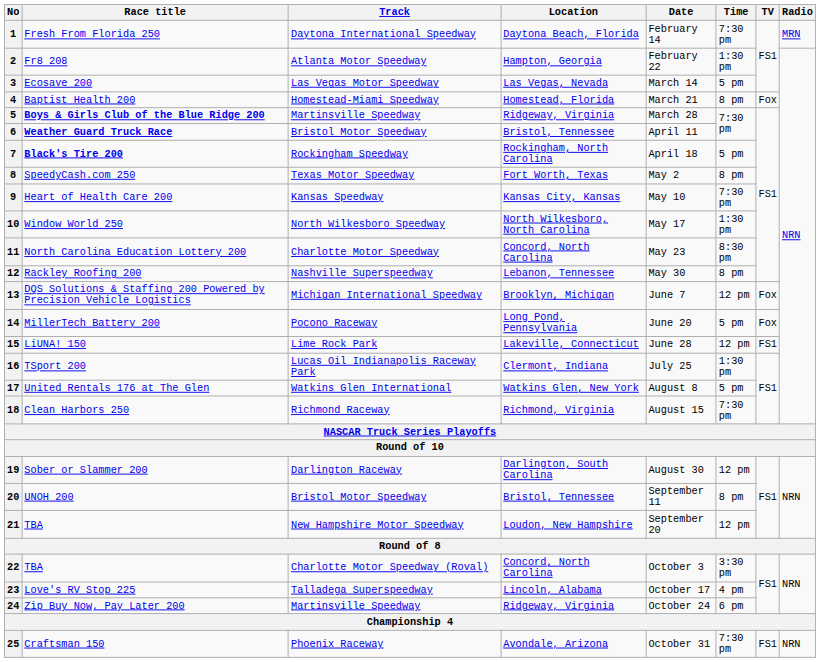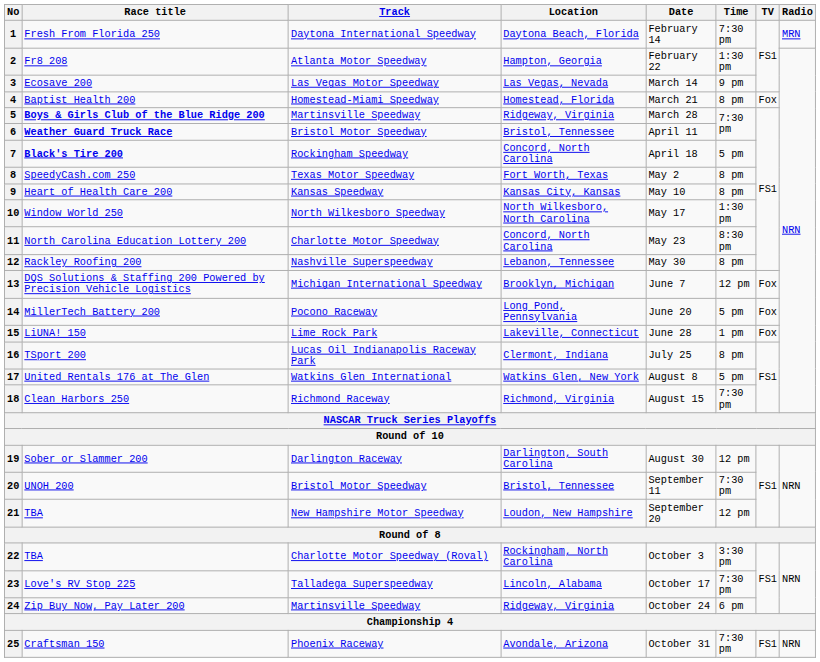(731, 83) 5 pm -> (731, 83) 9 pm
(556, 154) Rockingham, North Carolina -> (546, 154) Concord, North Carolina
(731, 197) 7:30 pm -> (731, 192) 8 pm
(734, 345) 12 pm -> (731, 334) 1 pm
(768, 345) FS1 -> (768, 334) Fox
(731, 366) 1:30 pm -> (731, 355) 8 pm
(731, 497) 8 pm -> (731, 486) 7:30 pm
(546, 568) Concord, North Carolina -> (556, 557) Rockingham, North Carolina
(731, 590) 4 pm -> (731, 584) 7:30 pm
